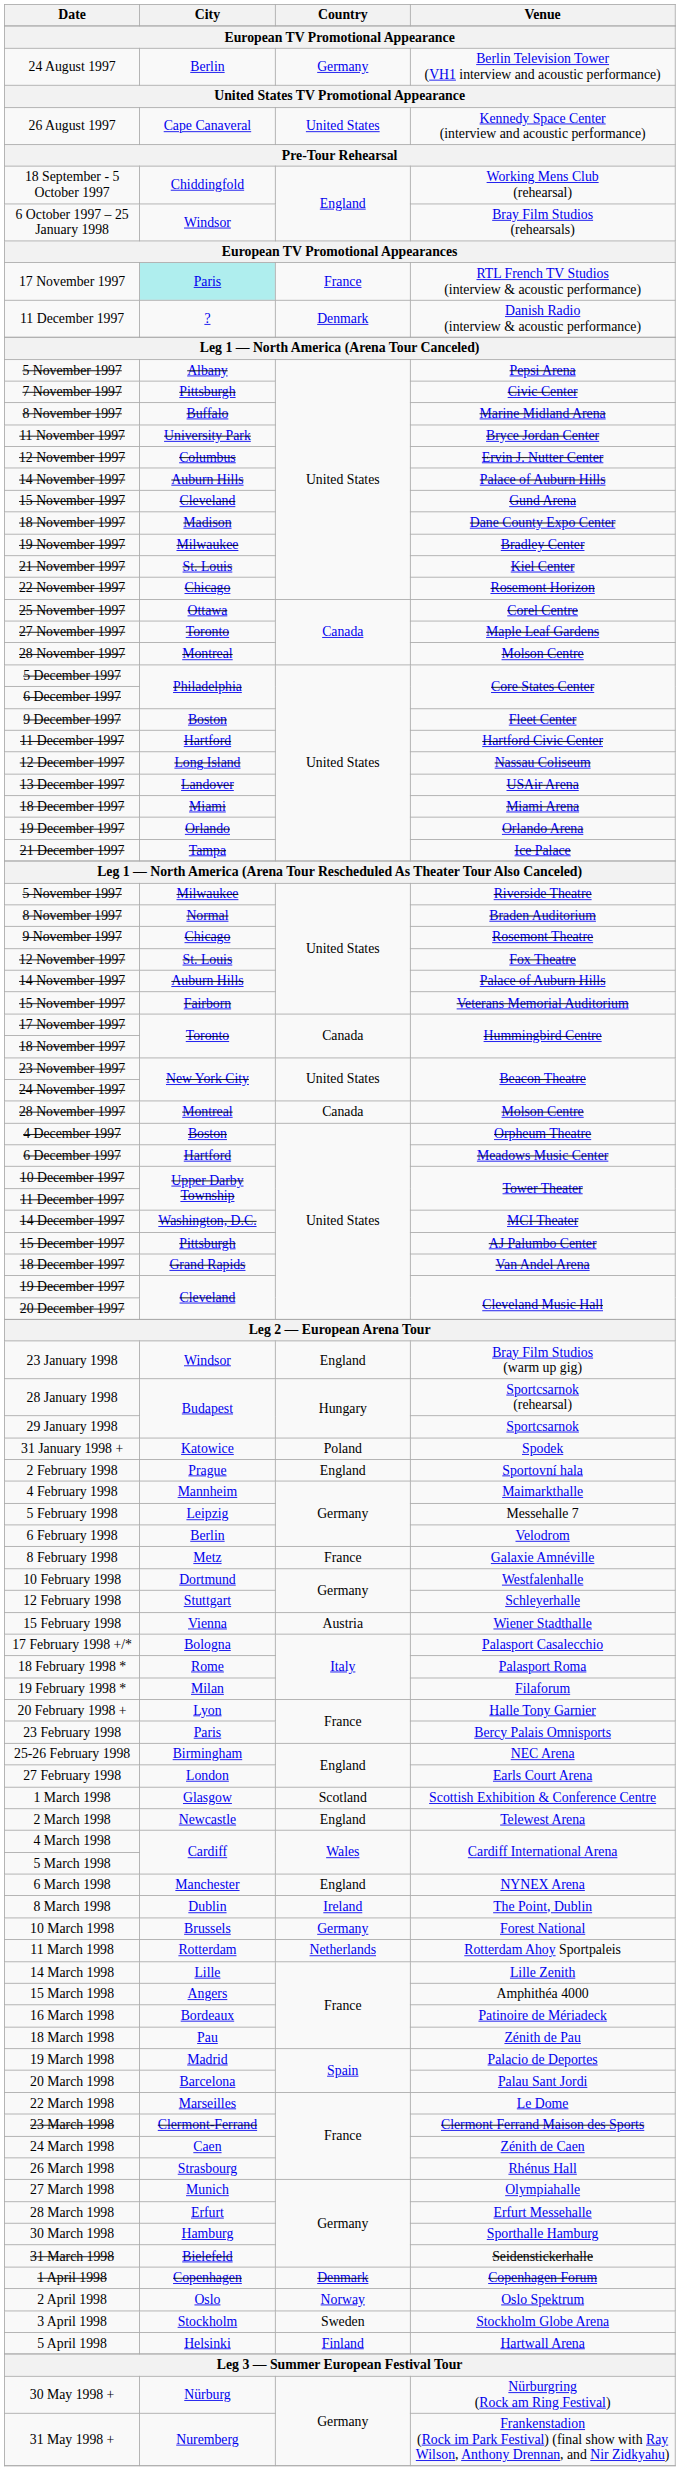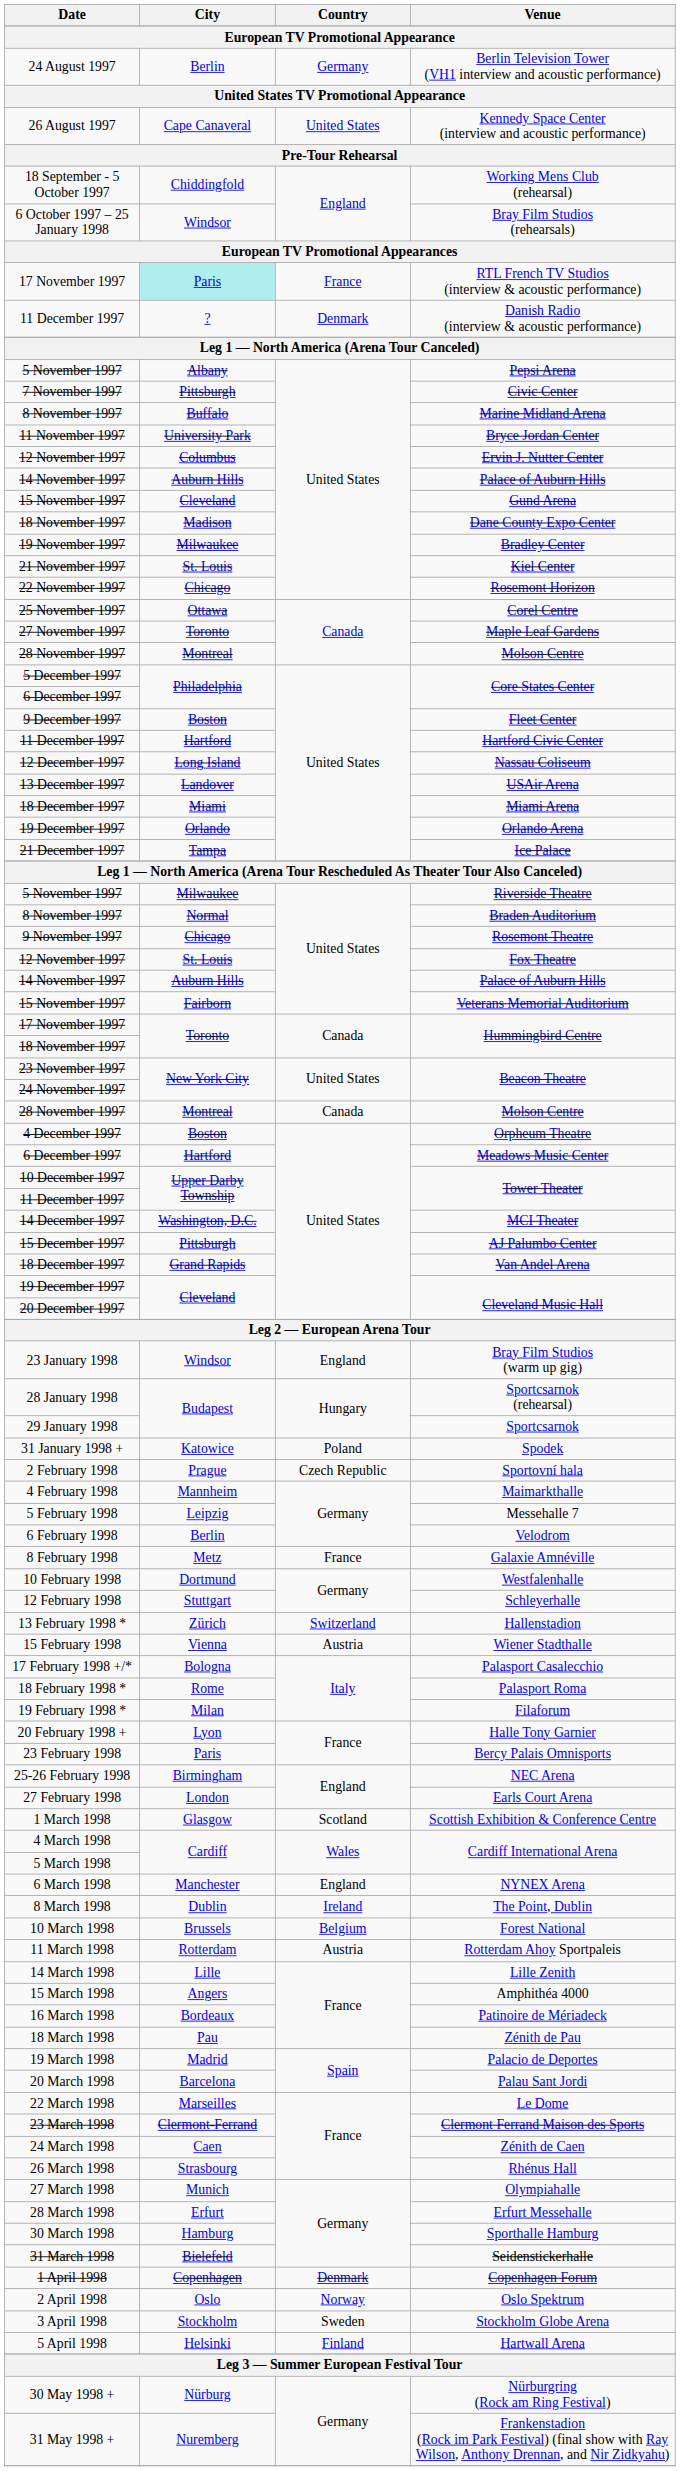(343, 1470) England -> (343, 1470) Czech Republic
+ row: (72, 1623)
- row: (72, 1819)
(343, 1928) Germany -> (343, 1928) Belgium
(343, 1950) Netherlands -> (343, 1950) Austria
